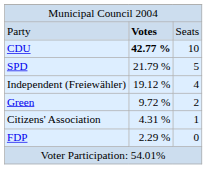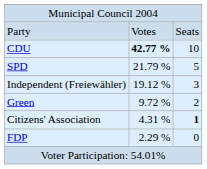(144, 31) bold -> (144, 31) normal
(196, 84) 4 -> (196, 84) 3
(196, 119) normal -> (196, 119) bold
